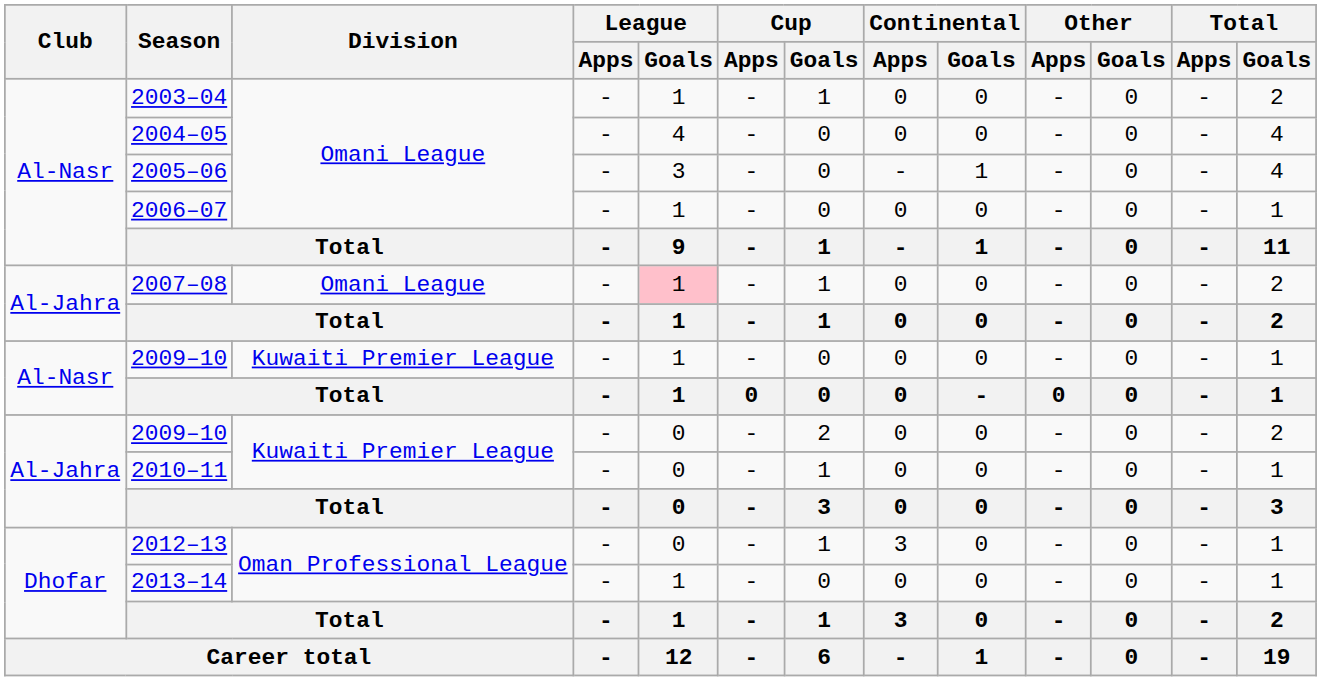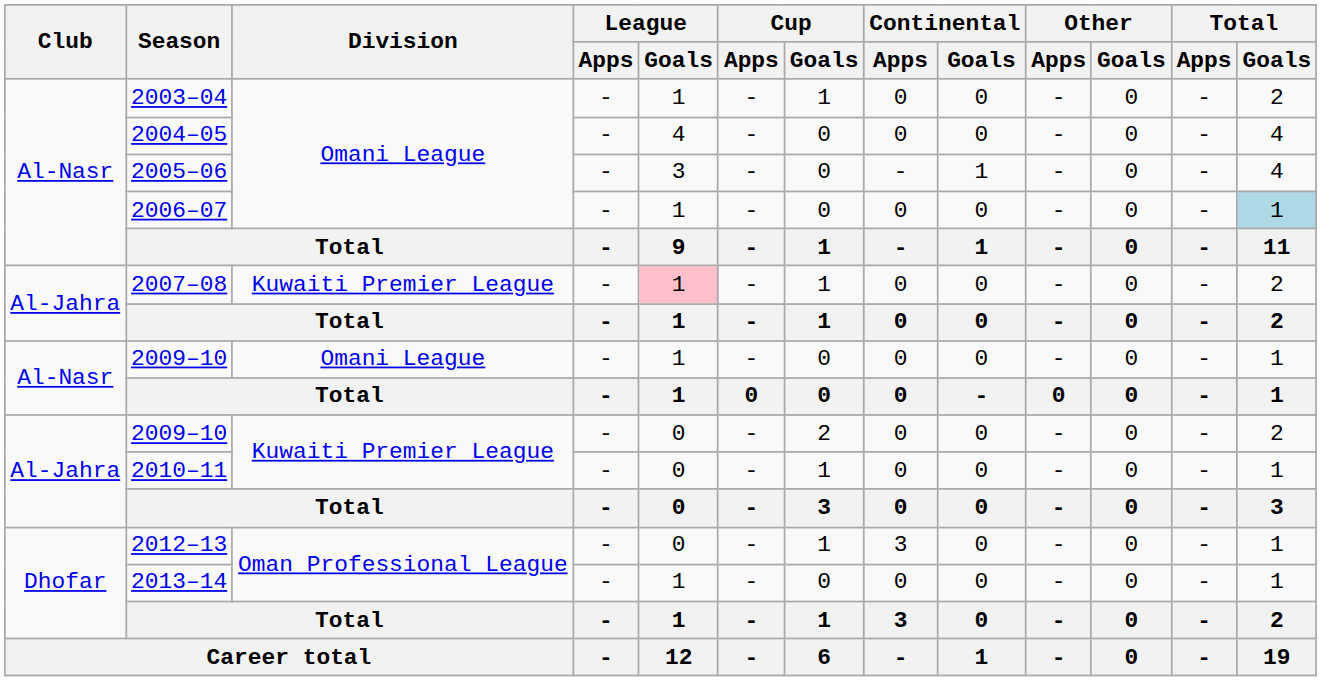(1277, 210) no background -> (1277, 210) lightblue background
(403, 285) Omani League -> (403, 285) Kuwaiti Premier League
(403, 359) Kuwaiti Premier League -> (403, 359) Omani League
